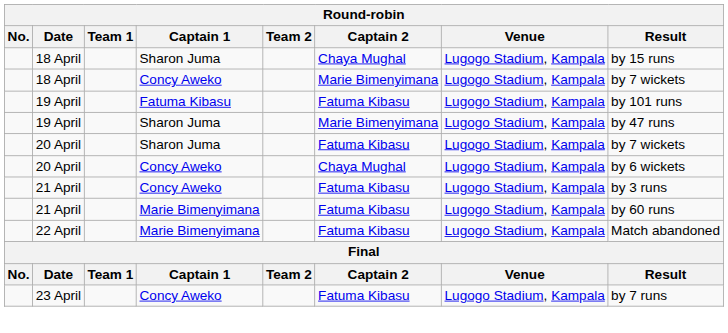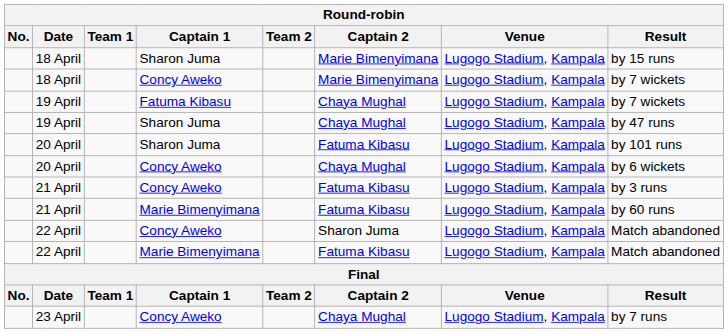(362, 58) Chaya Mughal -> (378, 58) Marie Bimenyimana
(364, 101) Fatuma Kibasu -> (362, 101) Chaya Mughal
(647, 101) by 101 runs -> (648, 101) by 7 wickets
(378, 123) Marie Bimenyimana -> (362, 123) Chaya Mughal
(648, 144) by 7 wickets -> (647, 144) by 101 runs
+ row: (58, 230)
(364, 295) Fatuma Kibasu -> (362, 317) Chaya Mughal
